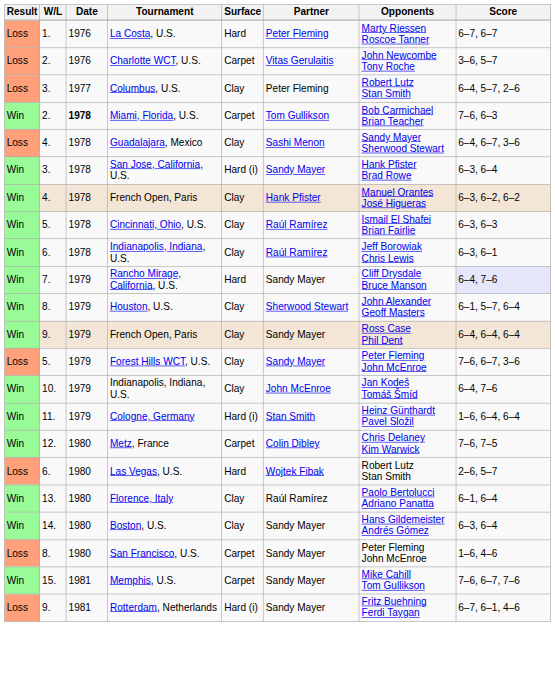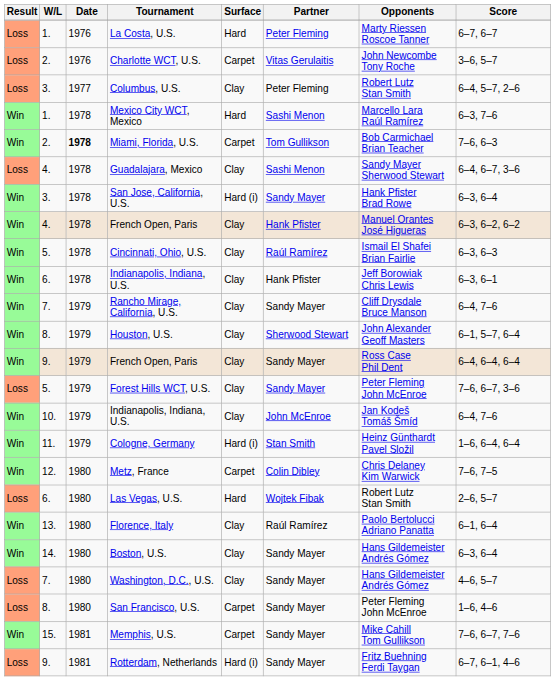+ row: (46, 116)
(297, 252) Raúl Ramírez -> (293, 280) Hank Pfister
(235, 280) Hard -> (234, 307) Clay
(478, 280) lavender background -> (478, 307) no background
+ row: (46, 580)
